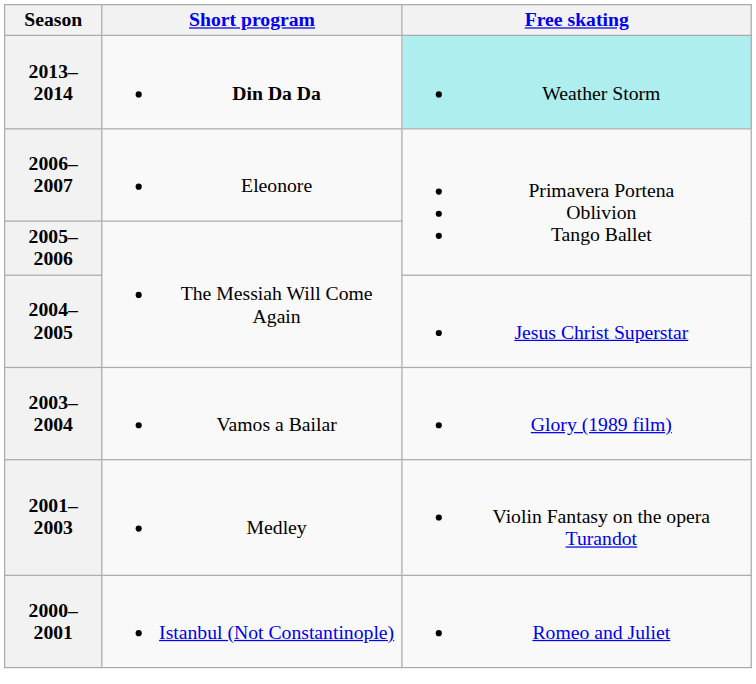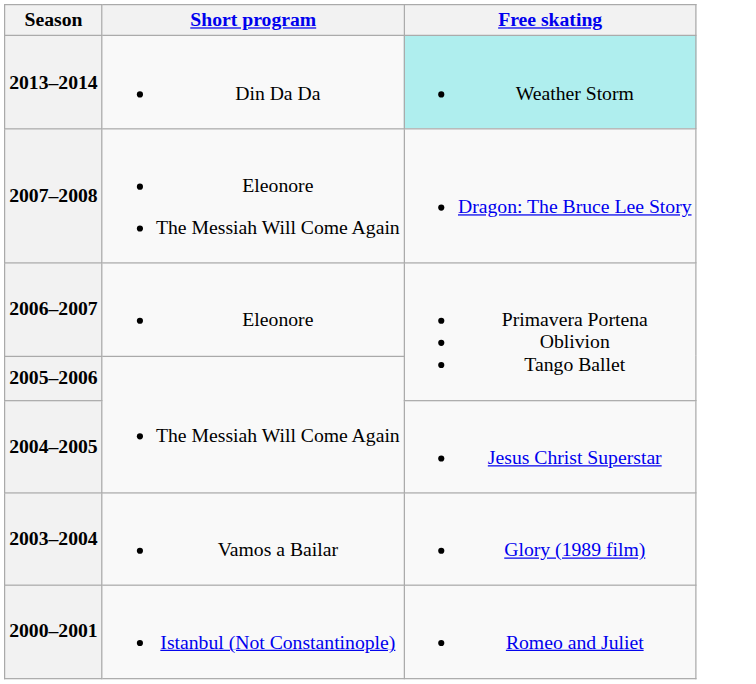(252, 93) bold -> (253, 93) normal
+ row: (53, 195)
- row: (53, 517)
